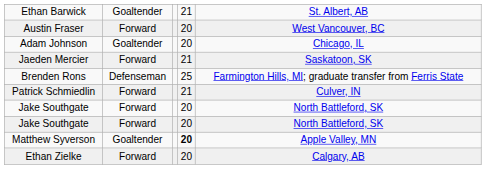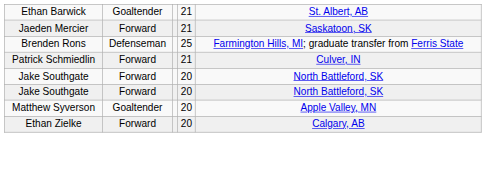- row: (54, 28)
- row: (54, 44)
(186, 140) bold -> (186, 108) normal
